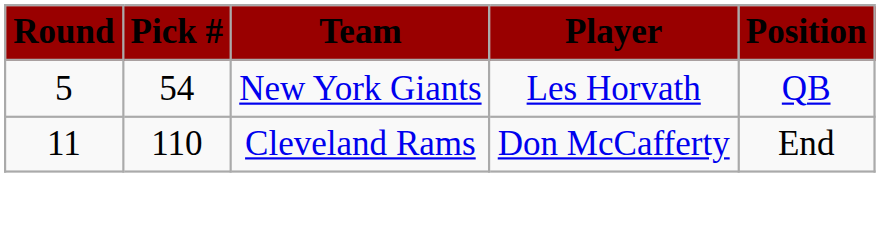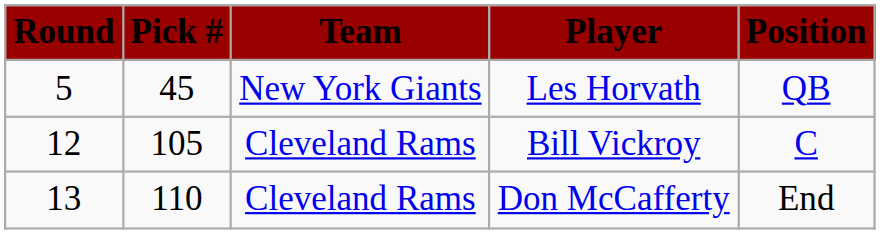(177, 87) 54 -> (177, 87) 45
+ row: (614, 143)
(64, 143) 11 -> (64, 198) 13
